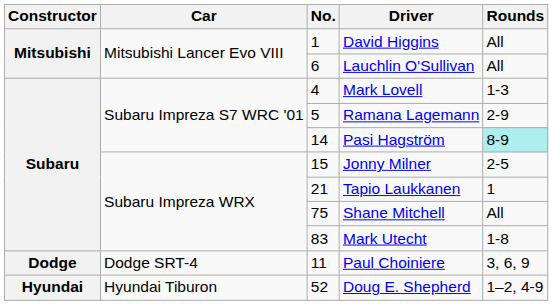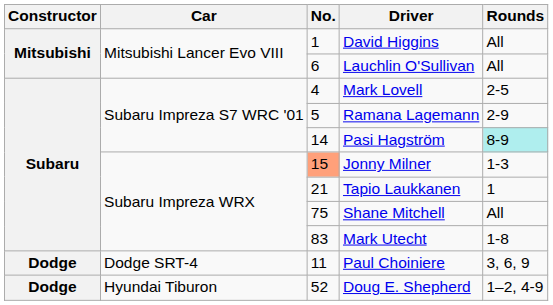(498, 90) 1-3 -> (498, 90) 2-5
(319, 164) no background -> (319, 164) lightsalmon background
(498, 164) 2-5 -> (498, 164) 1-3
(52, 287) Hyundai -> (52, 287) Dodge
